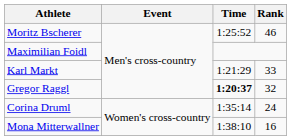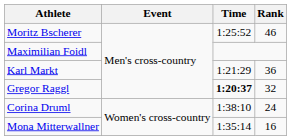(270, 70) 33 -> (270, 70) 36
(234, 108) 1:35:14 -> (234, 108) 1:38:10
(234, 126) 1:38:10 -> (234, 126) 1:35:14
